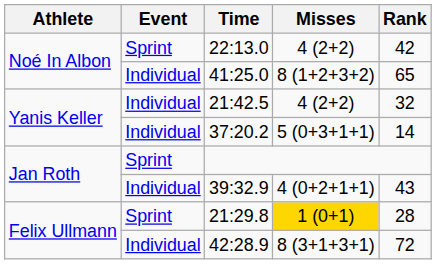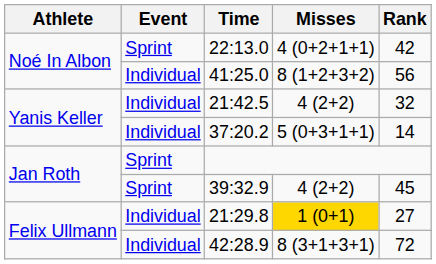(326, 47) 4 (2+2) -> (326, 47) 4 (0+2+1+1)
(405, 76) 65 -> (405, 76) 56
(163, 188) Individual -> (149, 188) Sprint
(326, 188) 4 (0+2+1+1) -> (326, 188) 4 (2+2)
(405, 188) 43 -> (405, 188) 45
(149, 217) Sprint -> (163, 217) Individual
(405, 217) 28 -> (405, 217) 27
